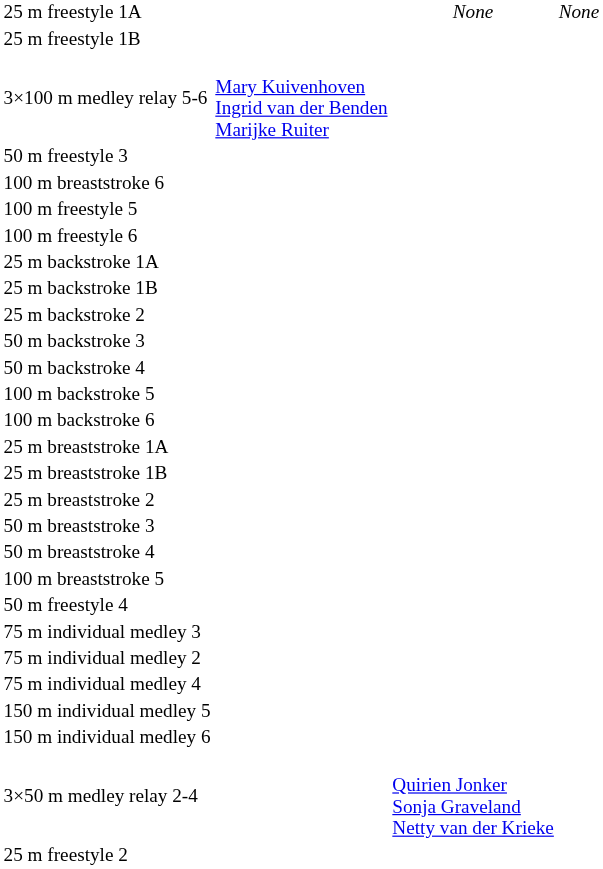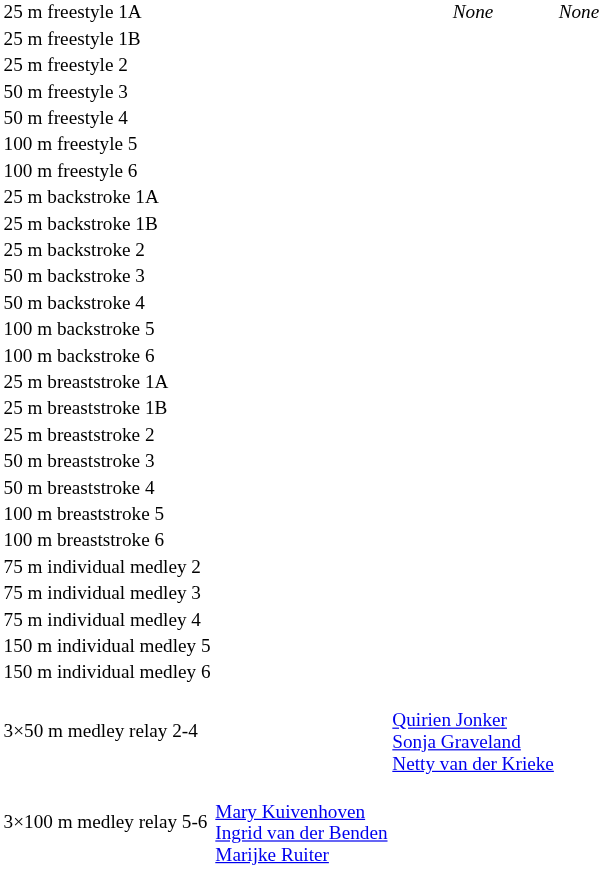rows swapped: (66, 854) <-> (106, 97)
rows swapped: (66, 605) <-> (84, 182)
rows swapped: (102, 657) <-> (102, 631)
